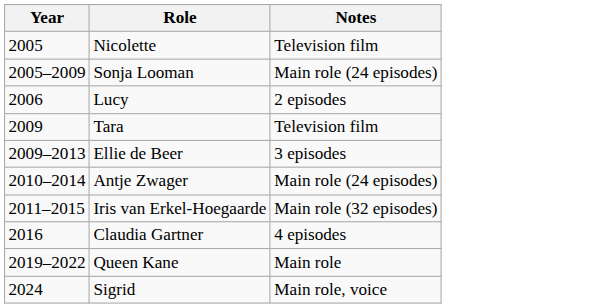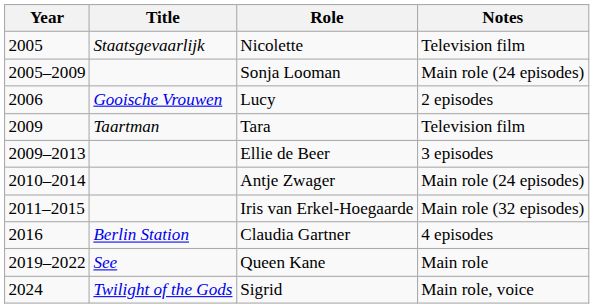+ column: (163, 18)
